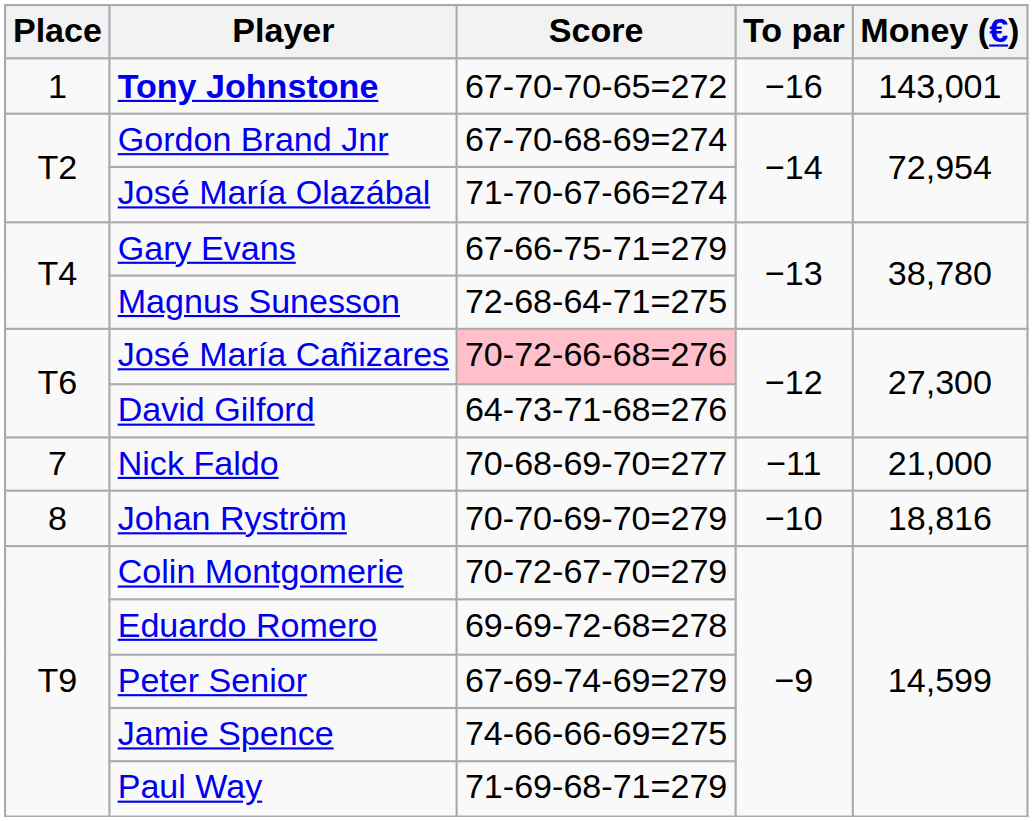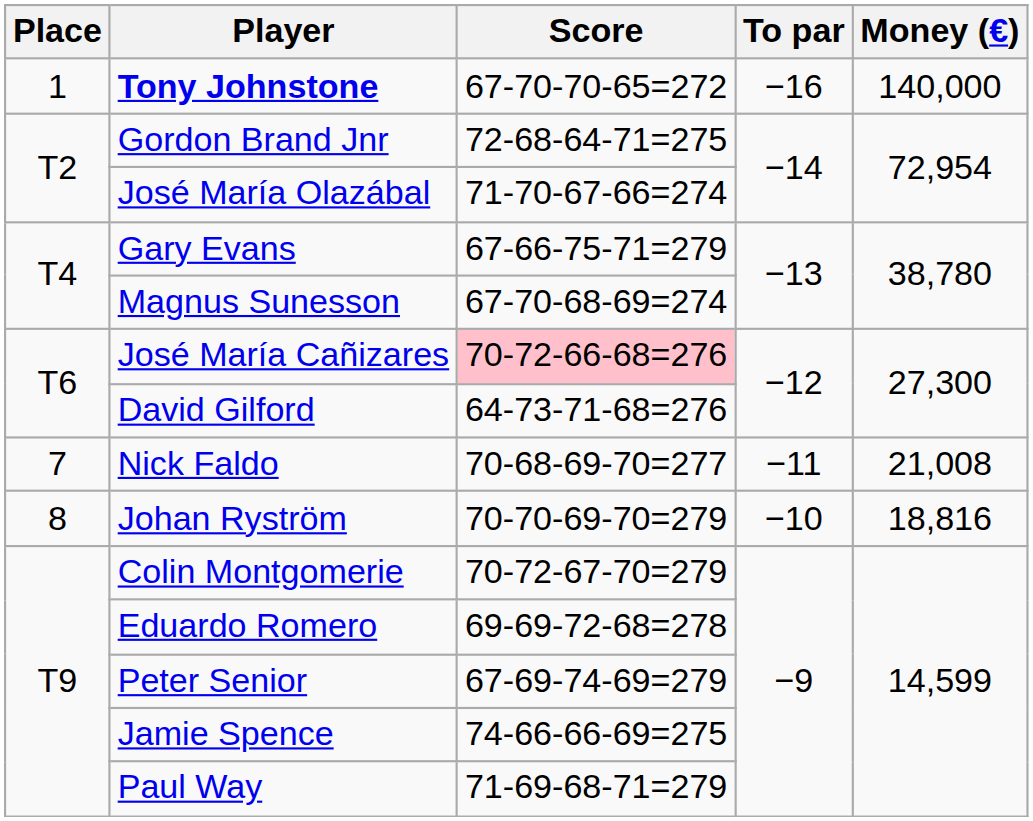(940, 85) 143,001 -> (940, 85) 140,000
(596, 139) 67-70-68-69=274 -> (596, 139) 72-68-64-71=275
(596, 301) 72-68-64-71=275 -> (596, 301) 67-70-68-69=274
(940, 463) 21,000 -> (940, 463) 21,008
